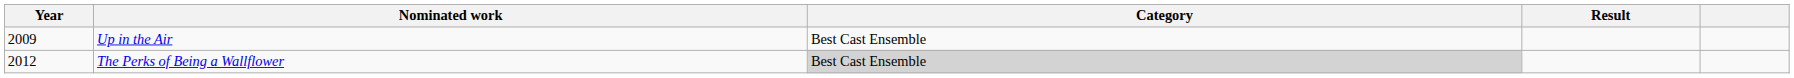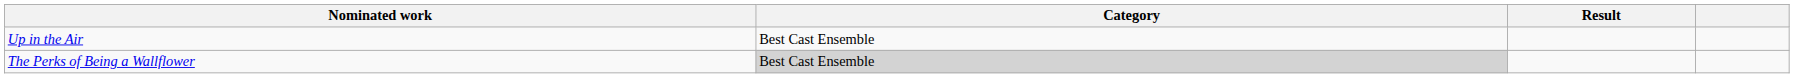- column: (49, 15)
